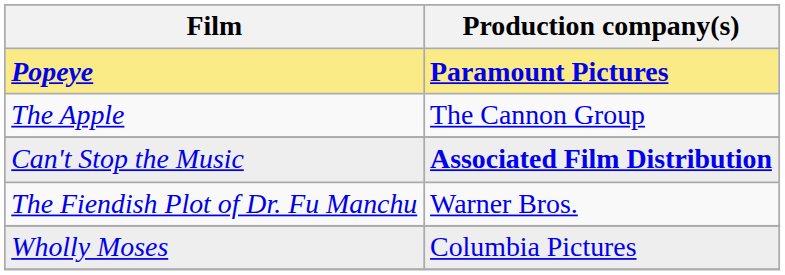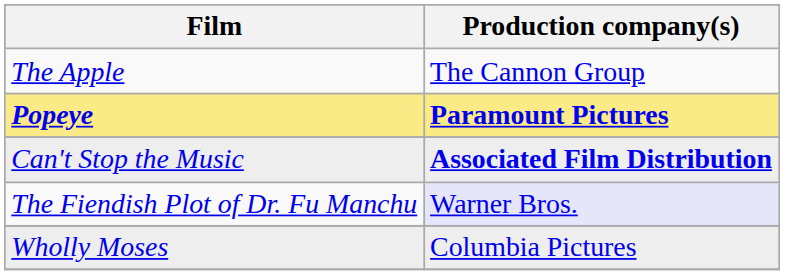rows swapped: (52, 70) <-> (68, 114)
(504, 203) no background -> (504, 203) lavender background
